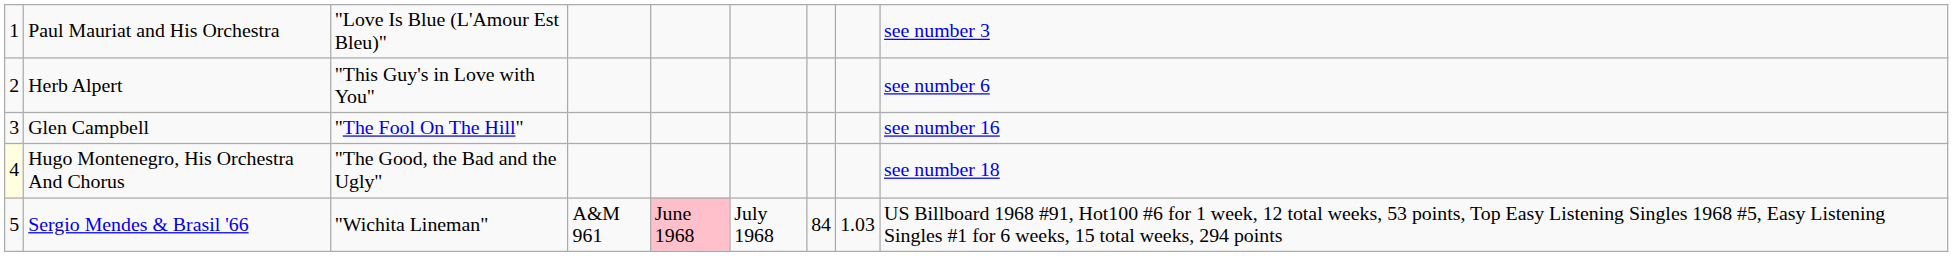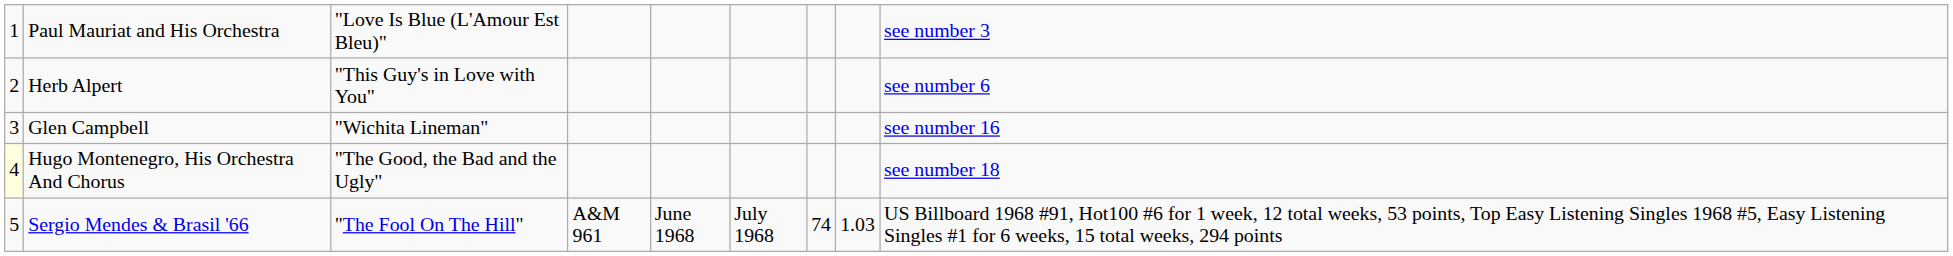(429, 127) "The Fool On The Hill" -> (412, 127) "Wichita Lineman"
(412, 224) "Wichita Lineman" -> (429, 224) "The Fool On The Hill"
(675, 224) pink background -> (675, 224) no background
(821, 224) 84 -> (821, 224) 74
